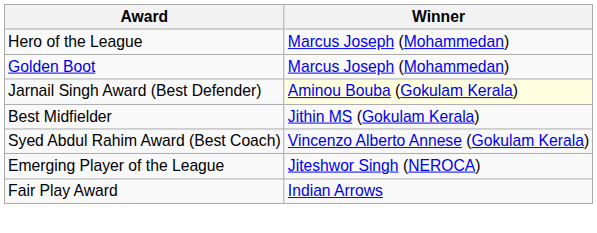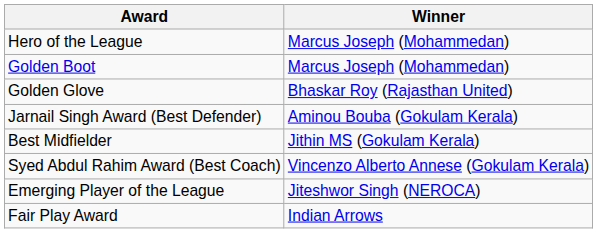+ row: (56, 91)
(403, 91) lightyellow background -> (403, 116) no background
